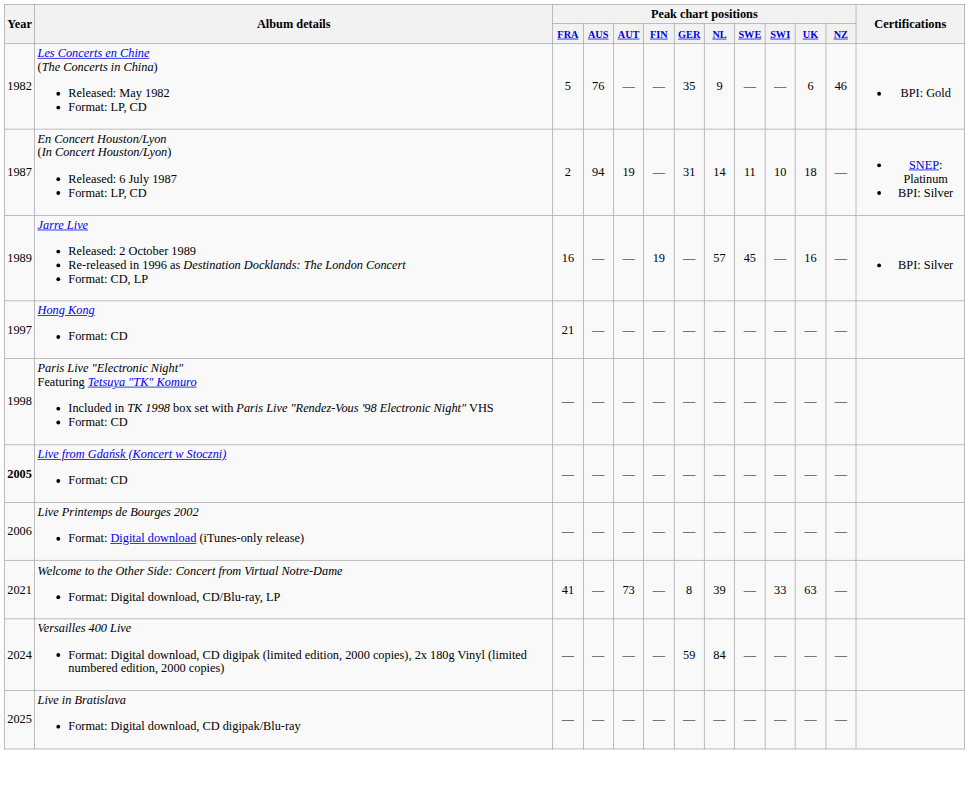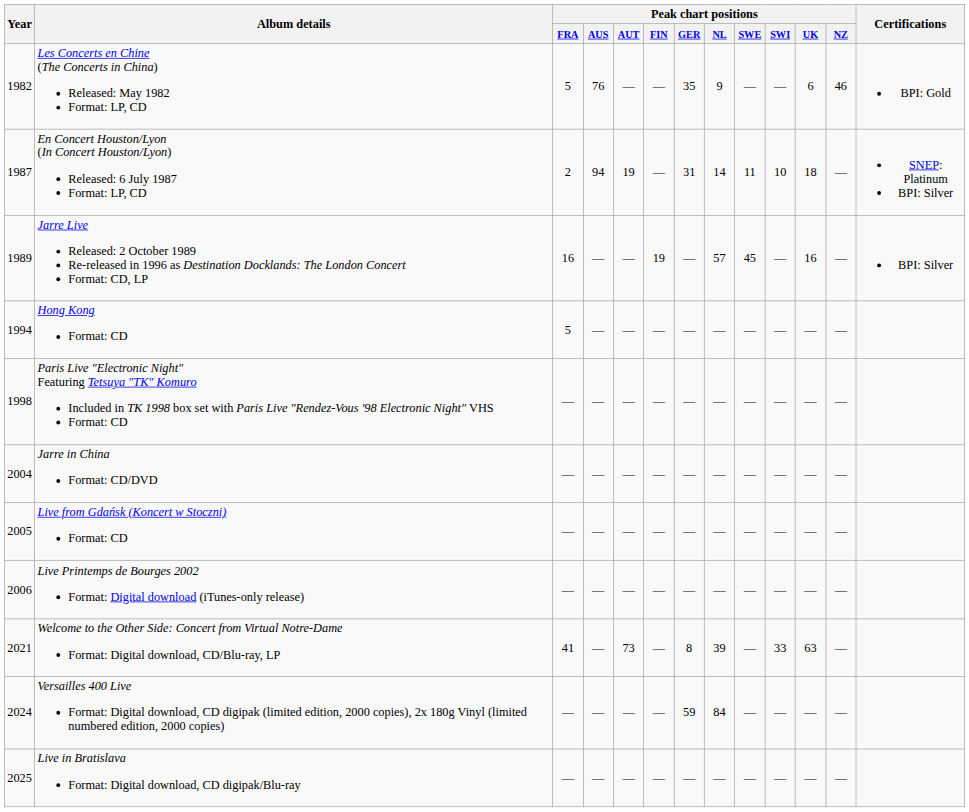(20, 329) 1997 -> (20, 329) 1994
(568, 329) 21 -> (568, 329) 5
+ row: (294, 467)
(20, 473) bold -> (20, 531) normal
